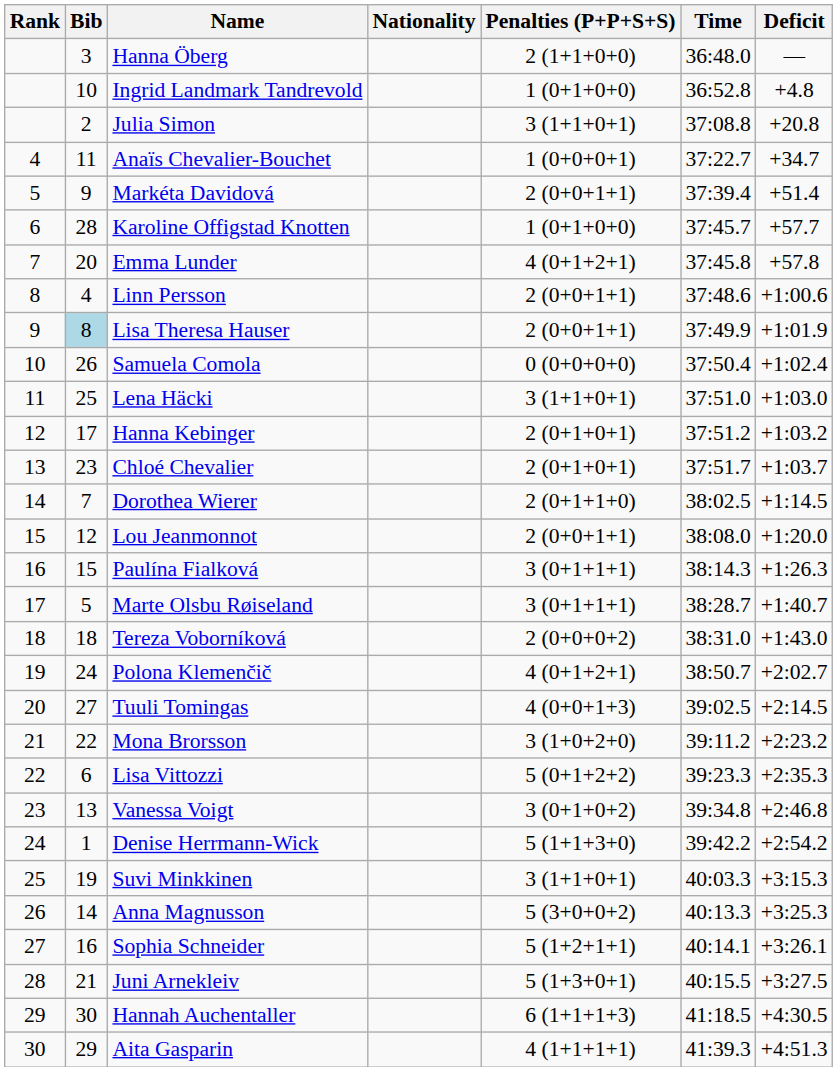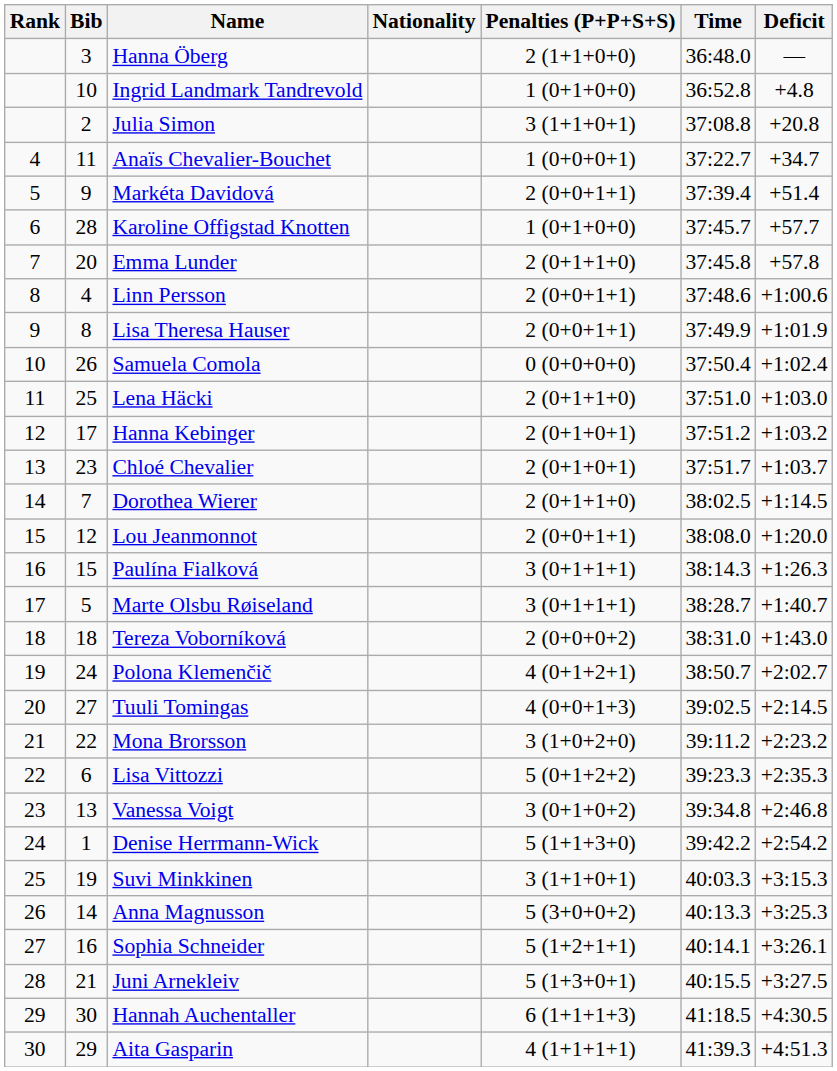(581, 261) 4 (0+1+2+1) -> (581, 261) 2 (0+1+1+0)
(86, 329) lightblue background -> (86, 329) no background
(581, 398) 3 (1+1+0+1) -> (581, 398) 2 (0+1+1+0)
